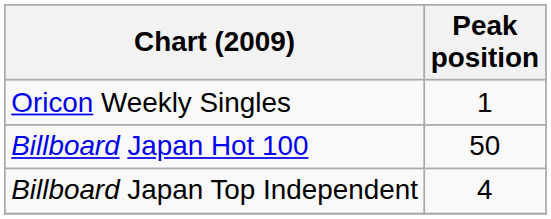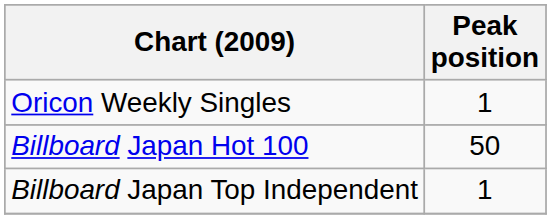(485, 190) 4 -> (485, 190) 1
